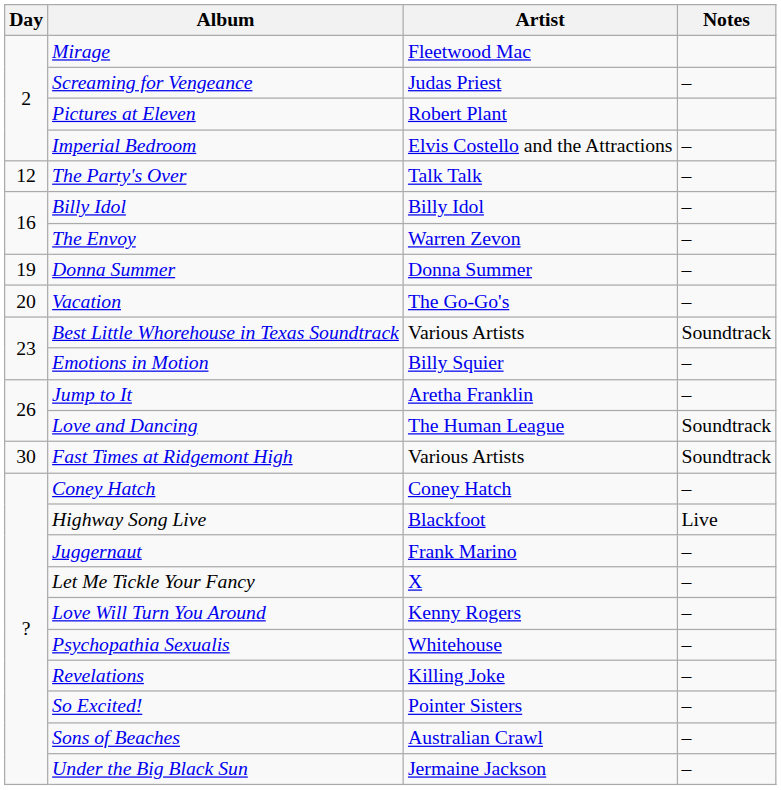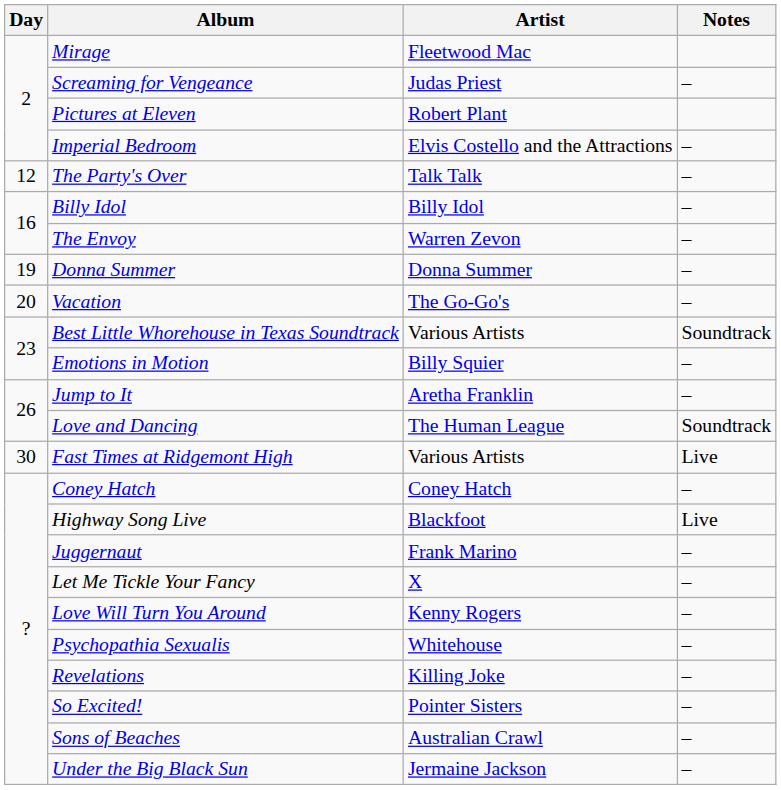(726, 457) Soundtrack -> (700, 457) Live
